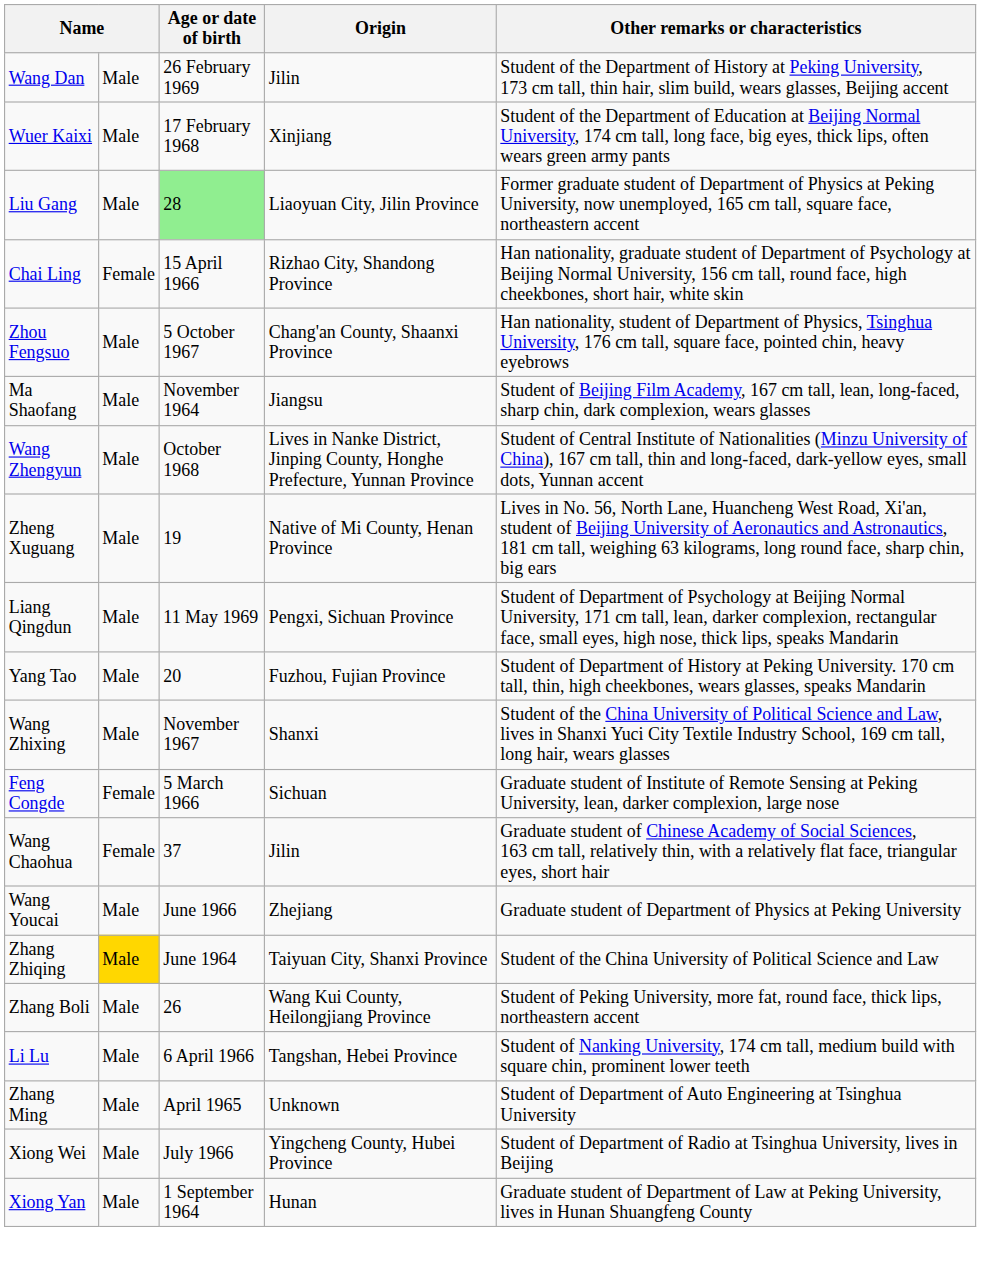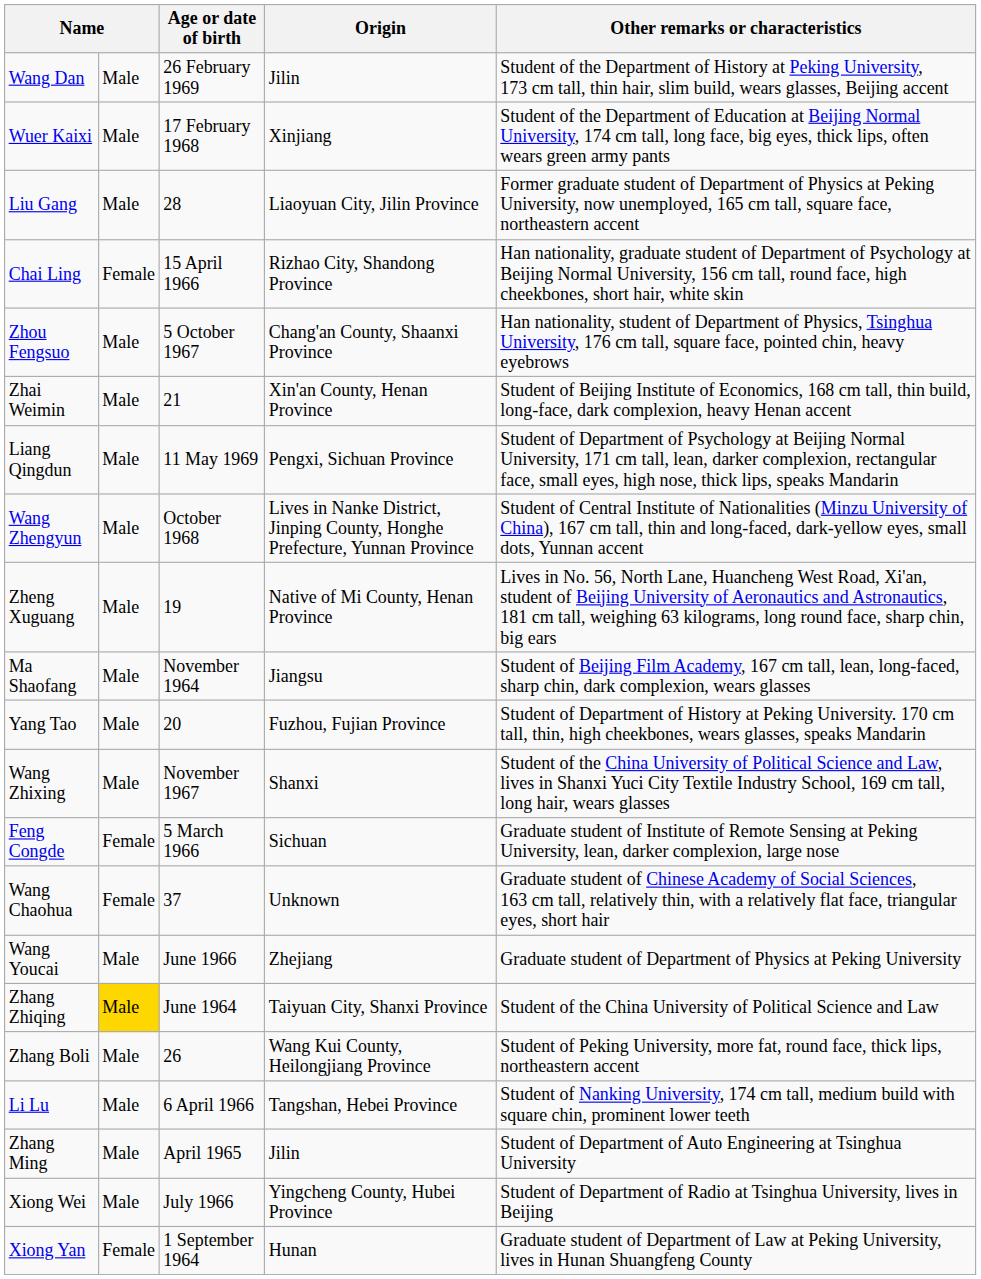(172, 204) lightgreen background -> (172, 204) no background
+ row: (37, 400)
rows swapped: (40, 617) <-> (43, 400)
(284, 851) Jilin -> (304, 900) Unknown
(304, 1104) Unknown -> (284, 1153) Jilin
(121, 1201) Male -> (129, 1250) Female
